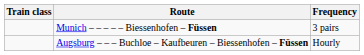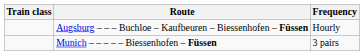rows swapped: (136, 27) <-> (182, 43)
